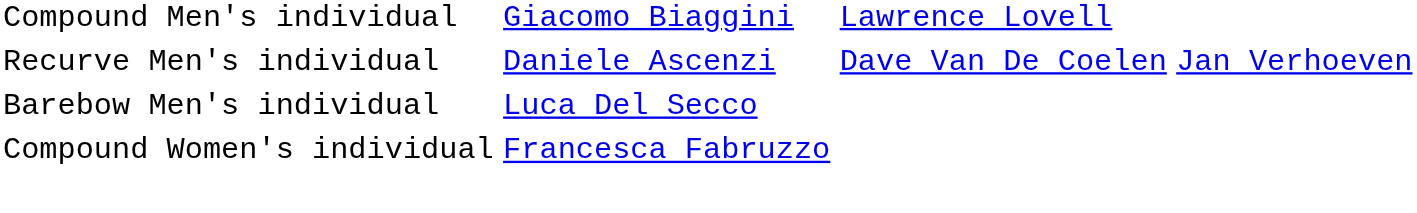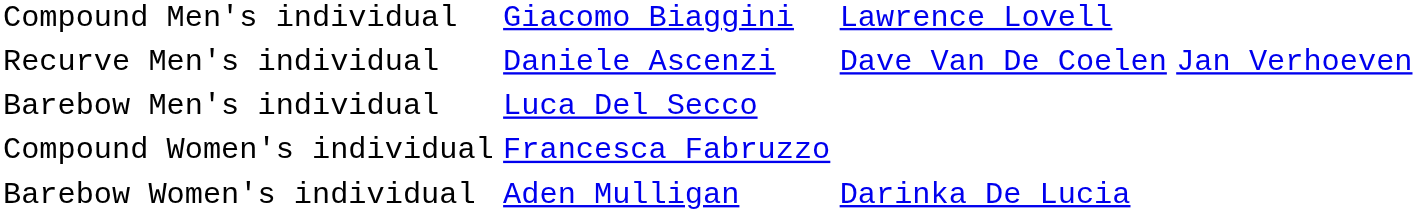+ row: (239, 195)
